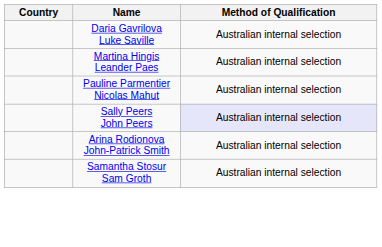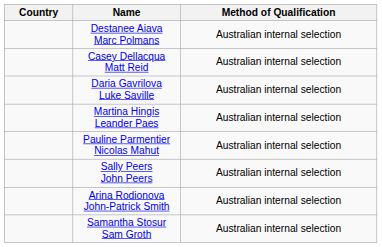+ row: (127, 34)
+ row: (127, 62)
(279, 117) lavender background -> (279, 173) no background
